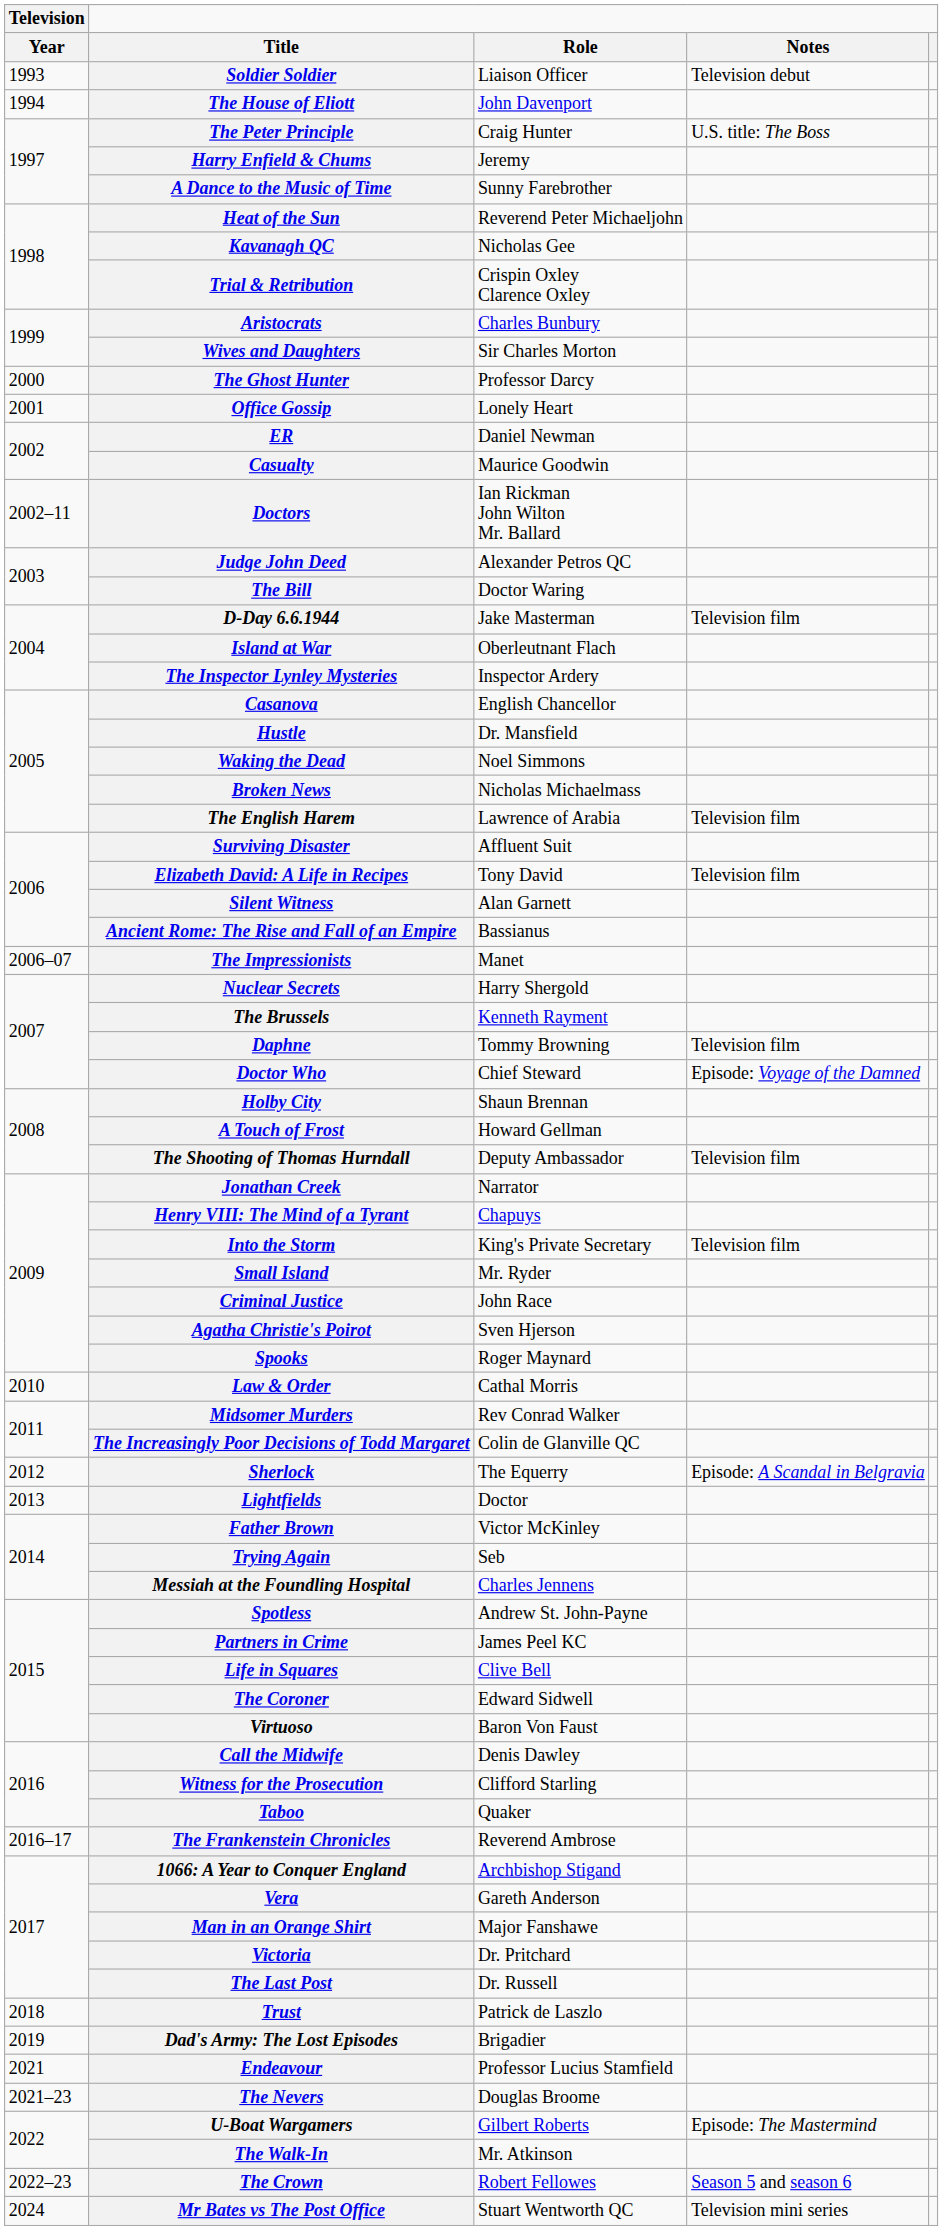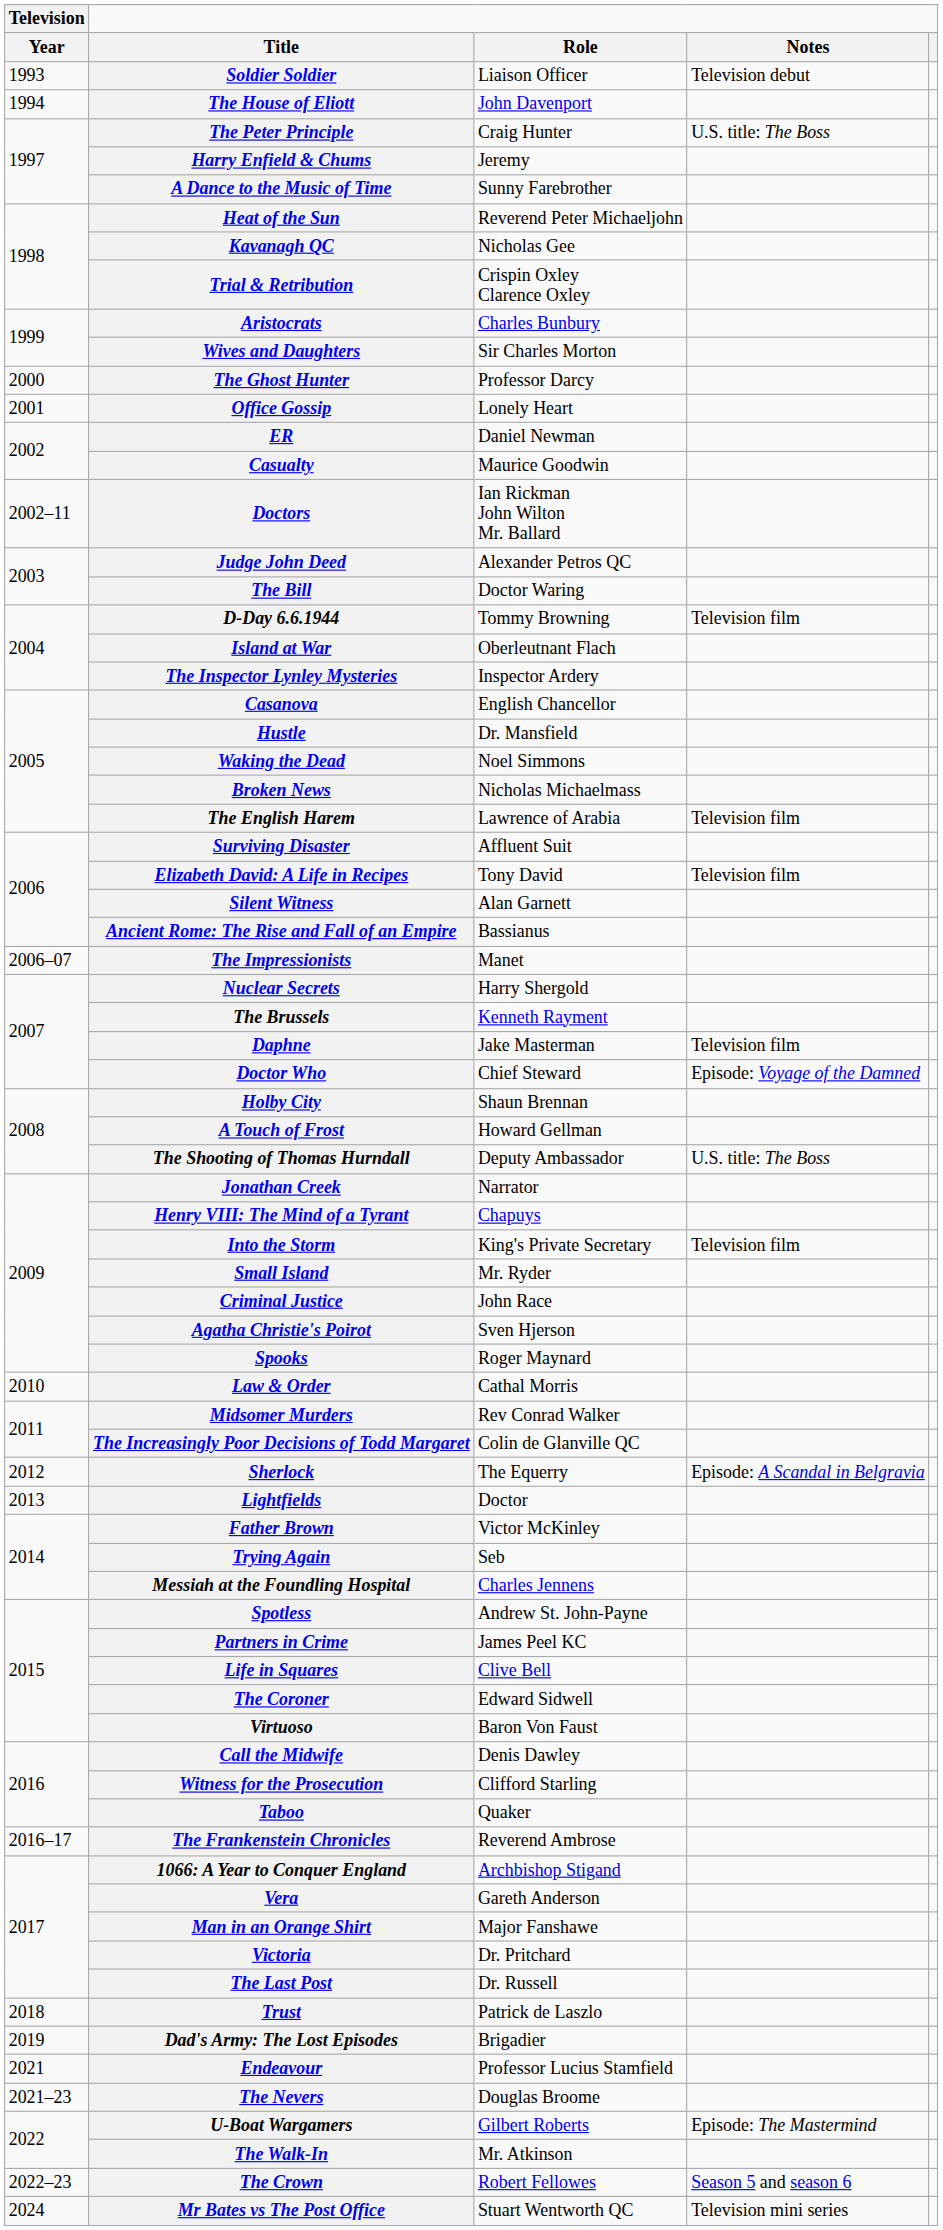(536, 619) Jake Masterman -> (544, 619) Tommy Browning
(544, 1045) Tommy Browning -> (536, 1045) Jake Masterman
(746, 1159) Television film -> (761, 1159) U.S. title: The Boss
